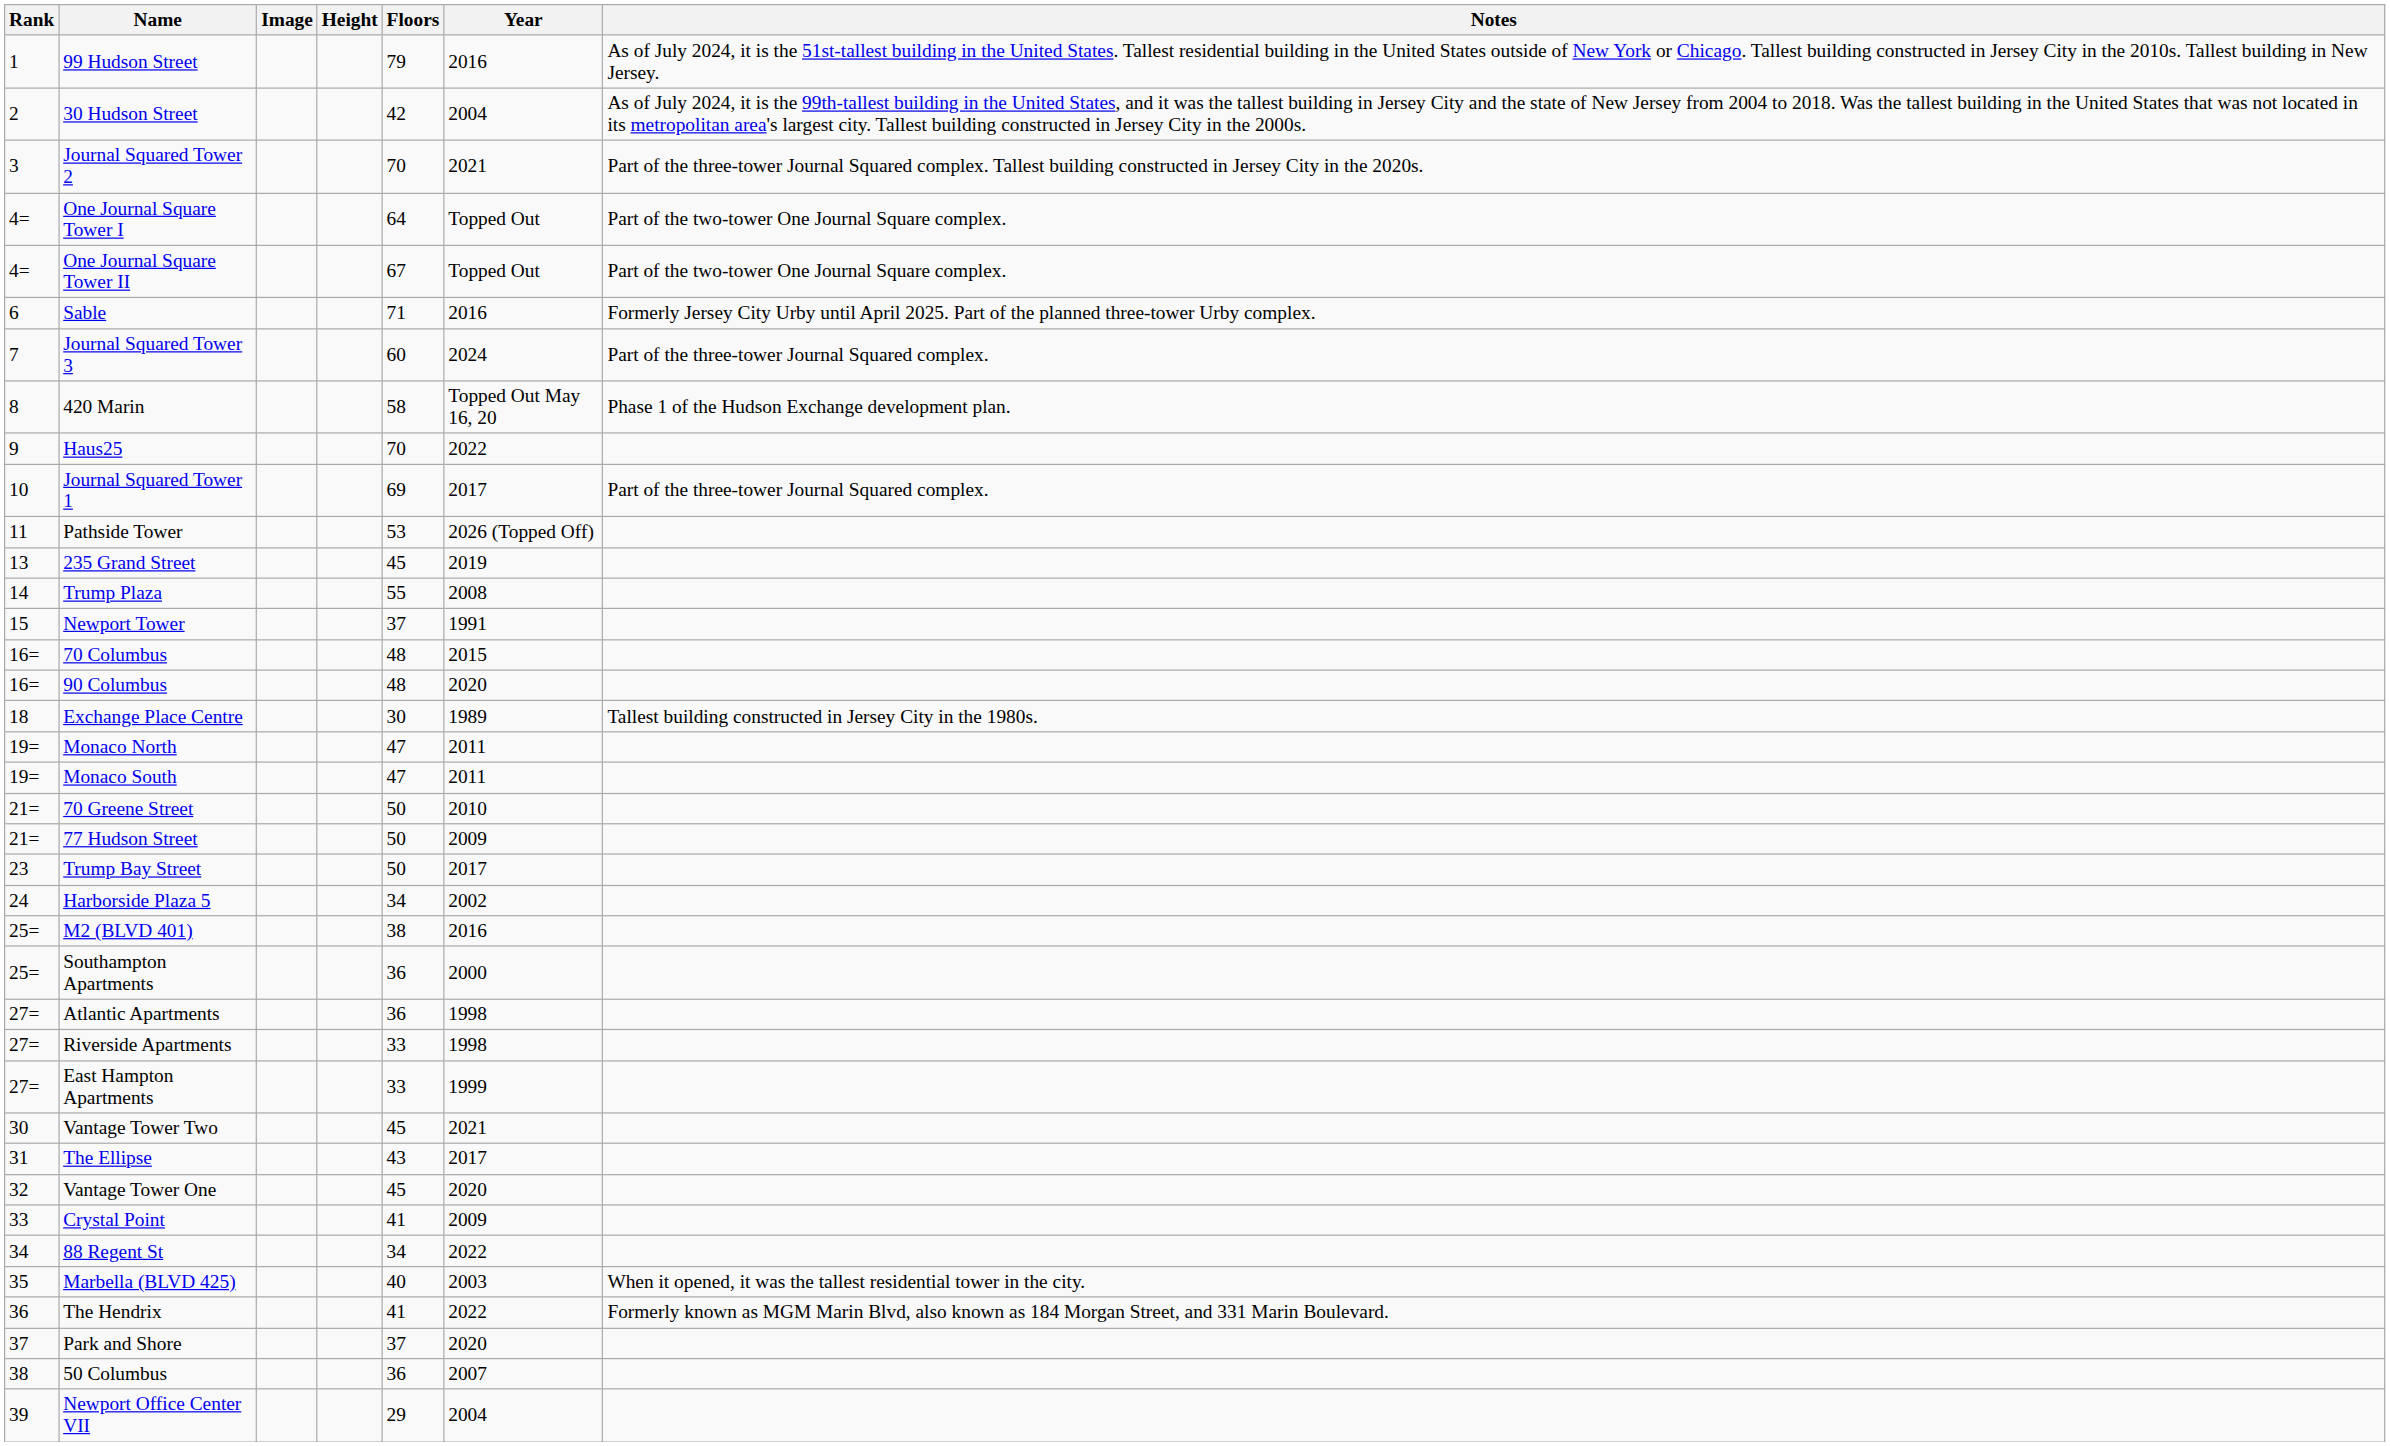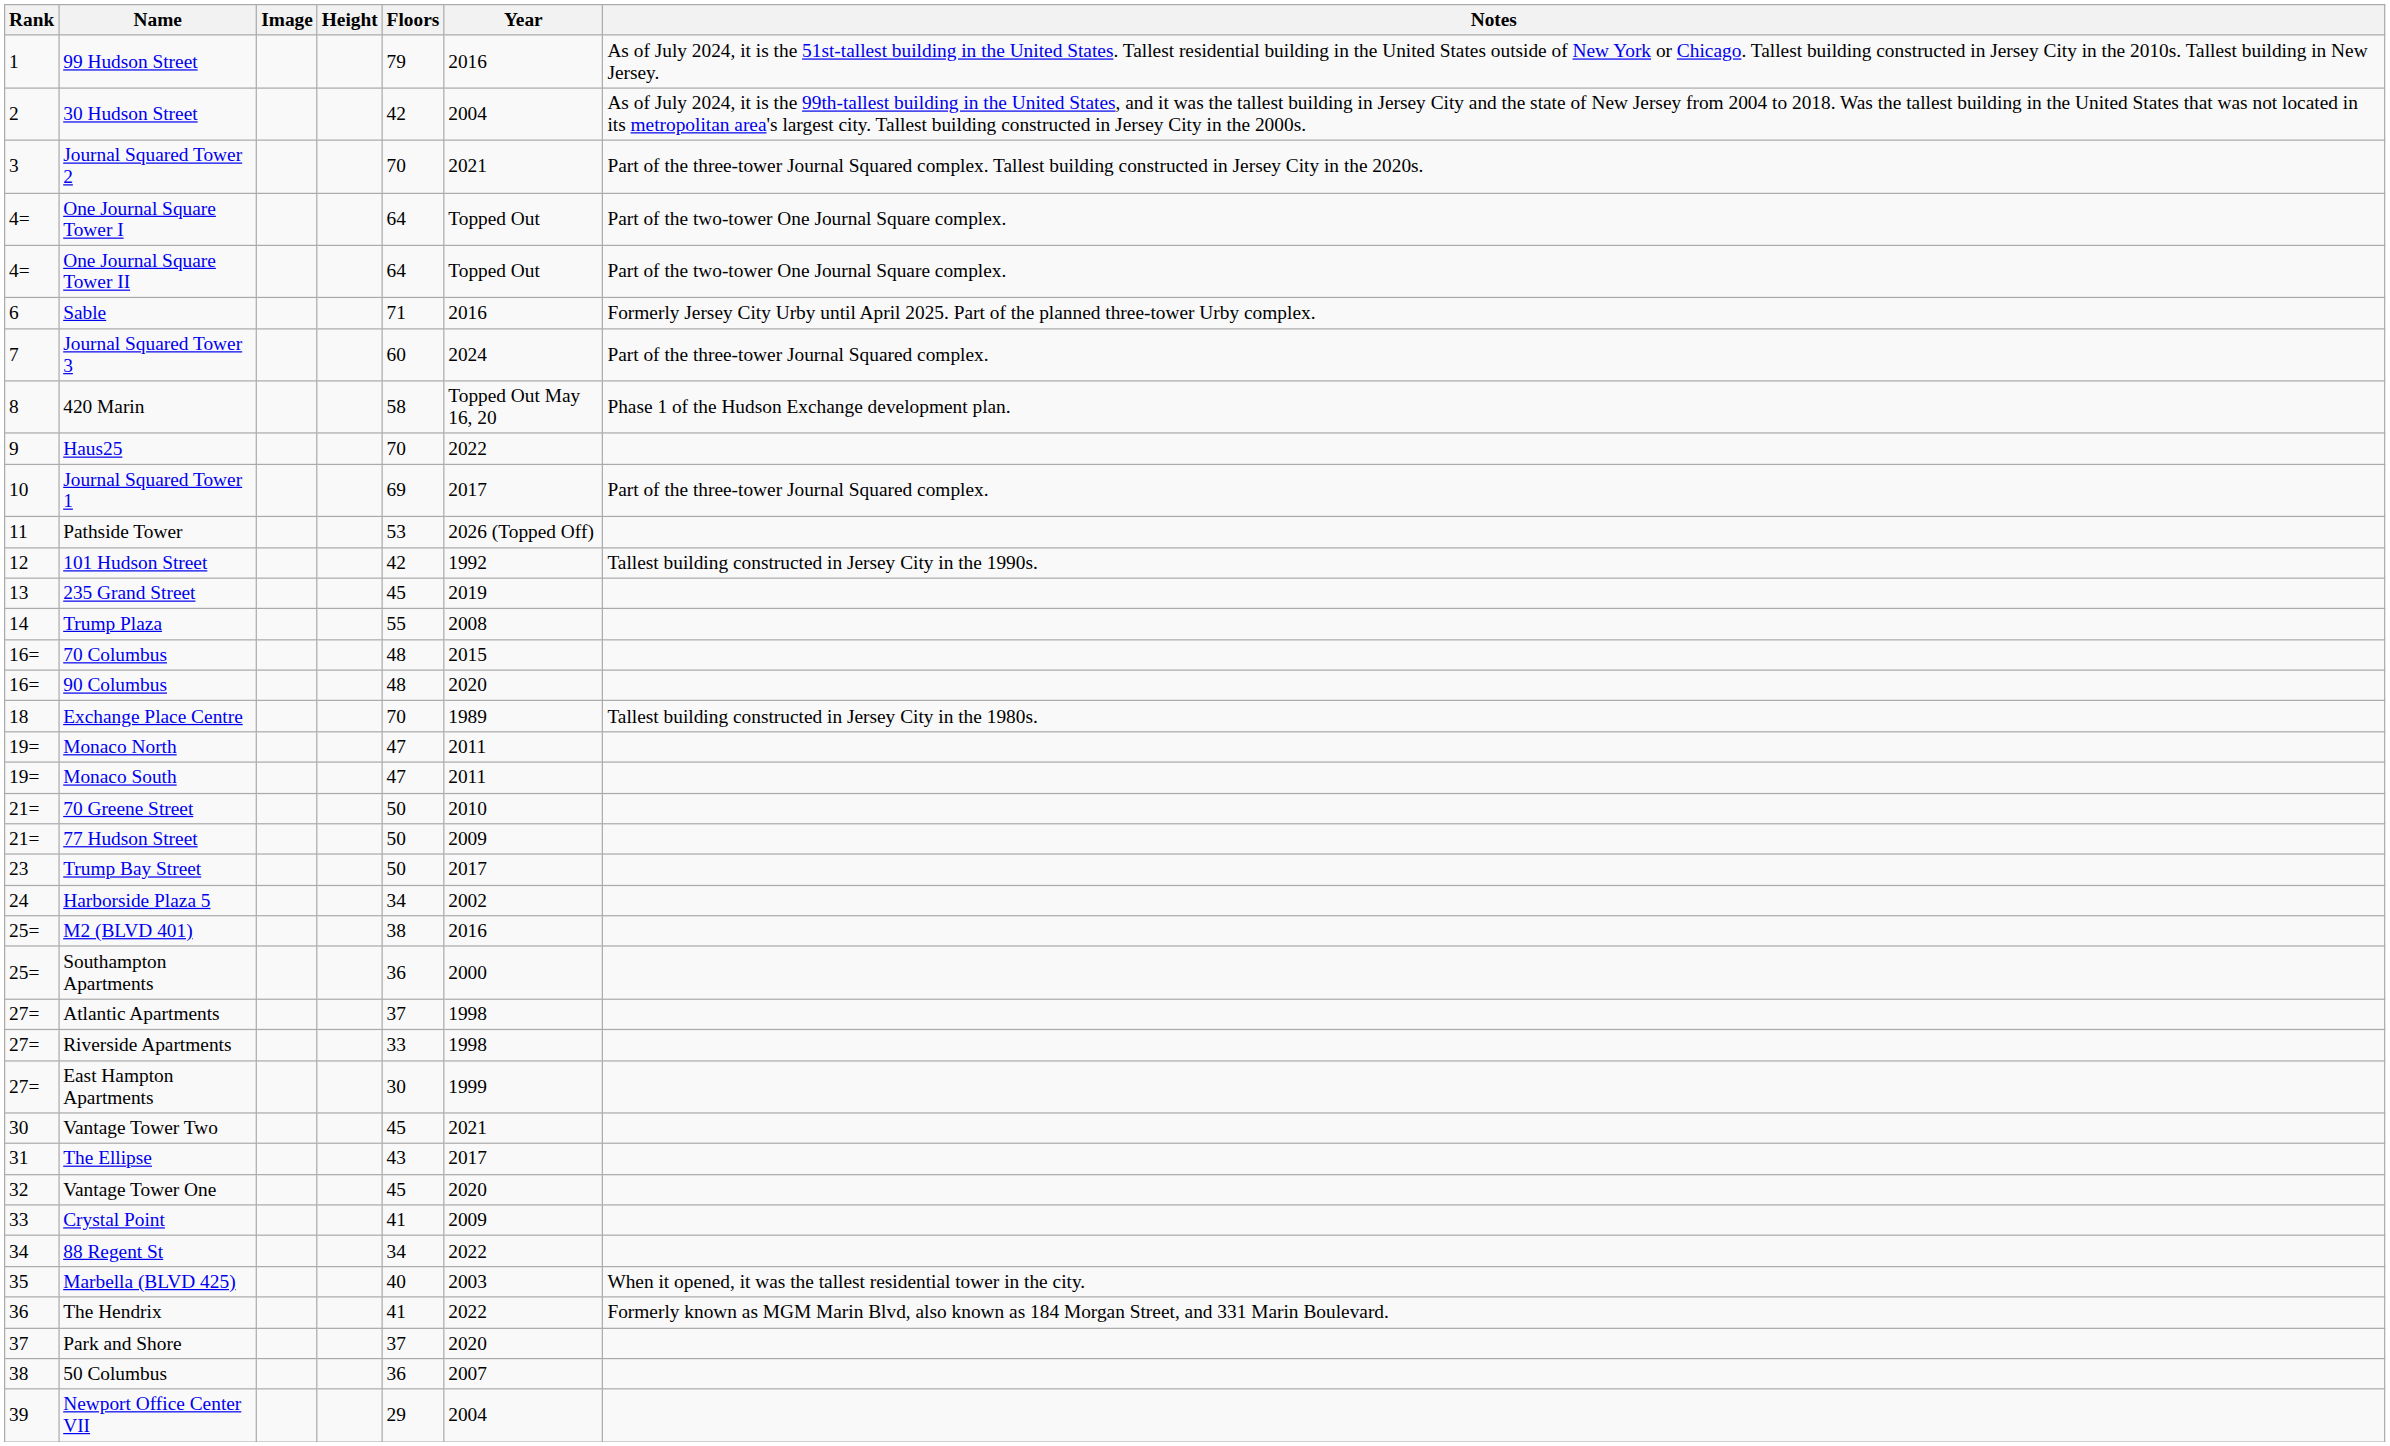(396, 271) 67 -> (396, 271) 64
+ row: (135, 562)
- row: (124, 623)
(396, 716) 30 -> (396, 716) 70
(396, 1014) 36 -> (396, 1014) 37
(396, 1086) 33 -> (396, 1086) 30
